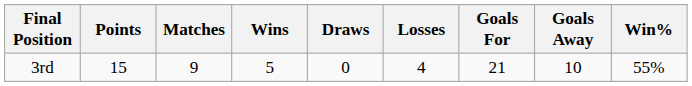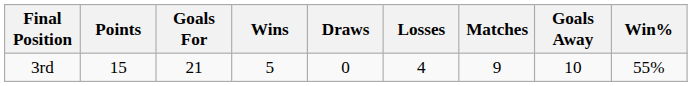columns swapped: (194, 29) <-> (497, 29)
